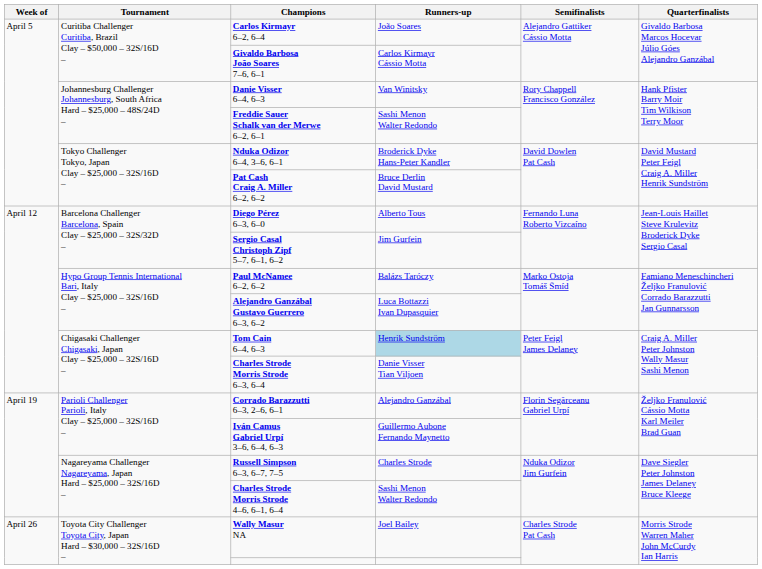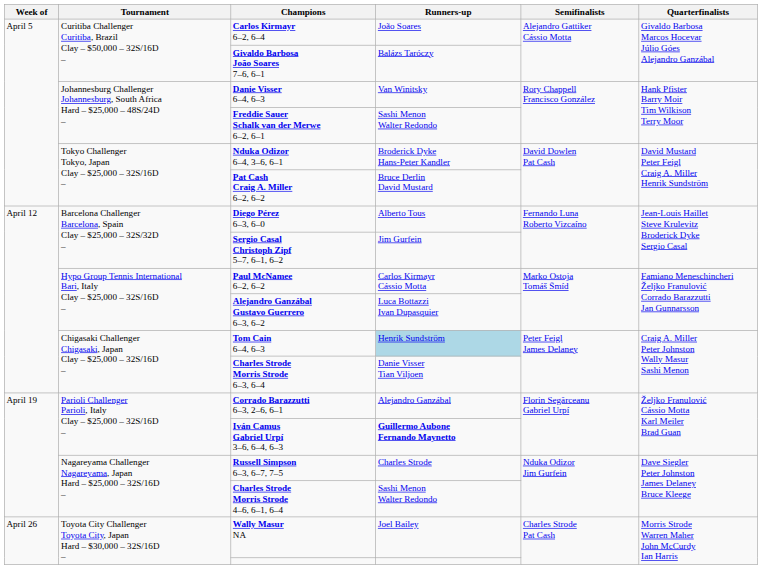(406, 57) Carlos Kirmayr Cássio Motta -> (406, 52) Balázs Taróczy
(406, 275) Balázs Taróczy -> (406, 280) Carlos Kirmayr Cássio Motta
(414, 431) normal -> (417, 431) bold
